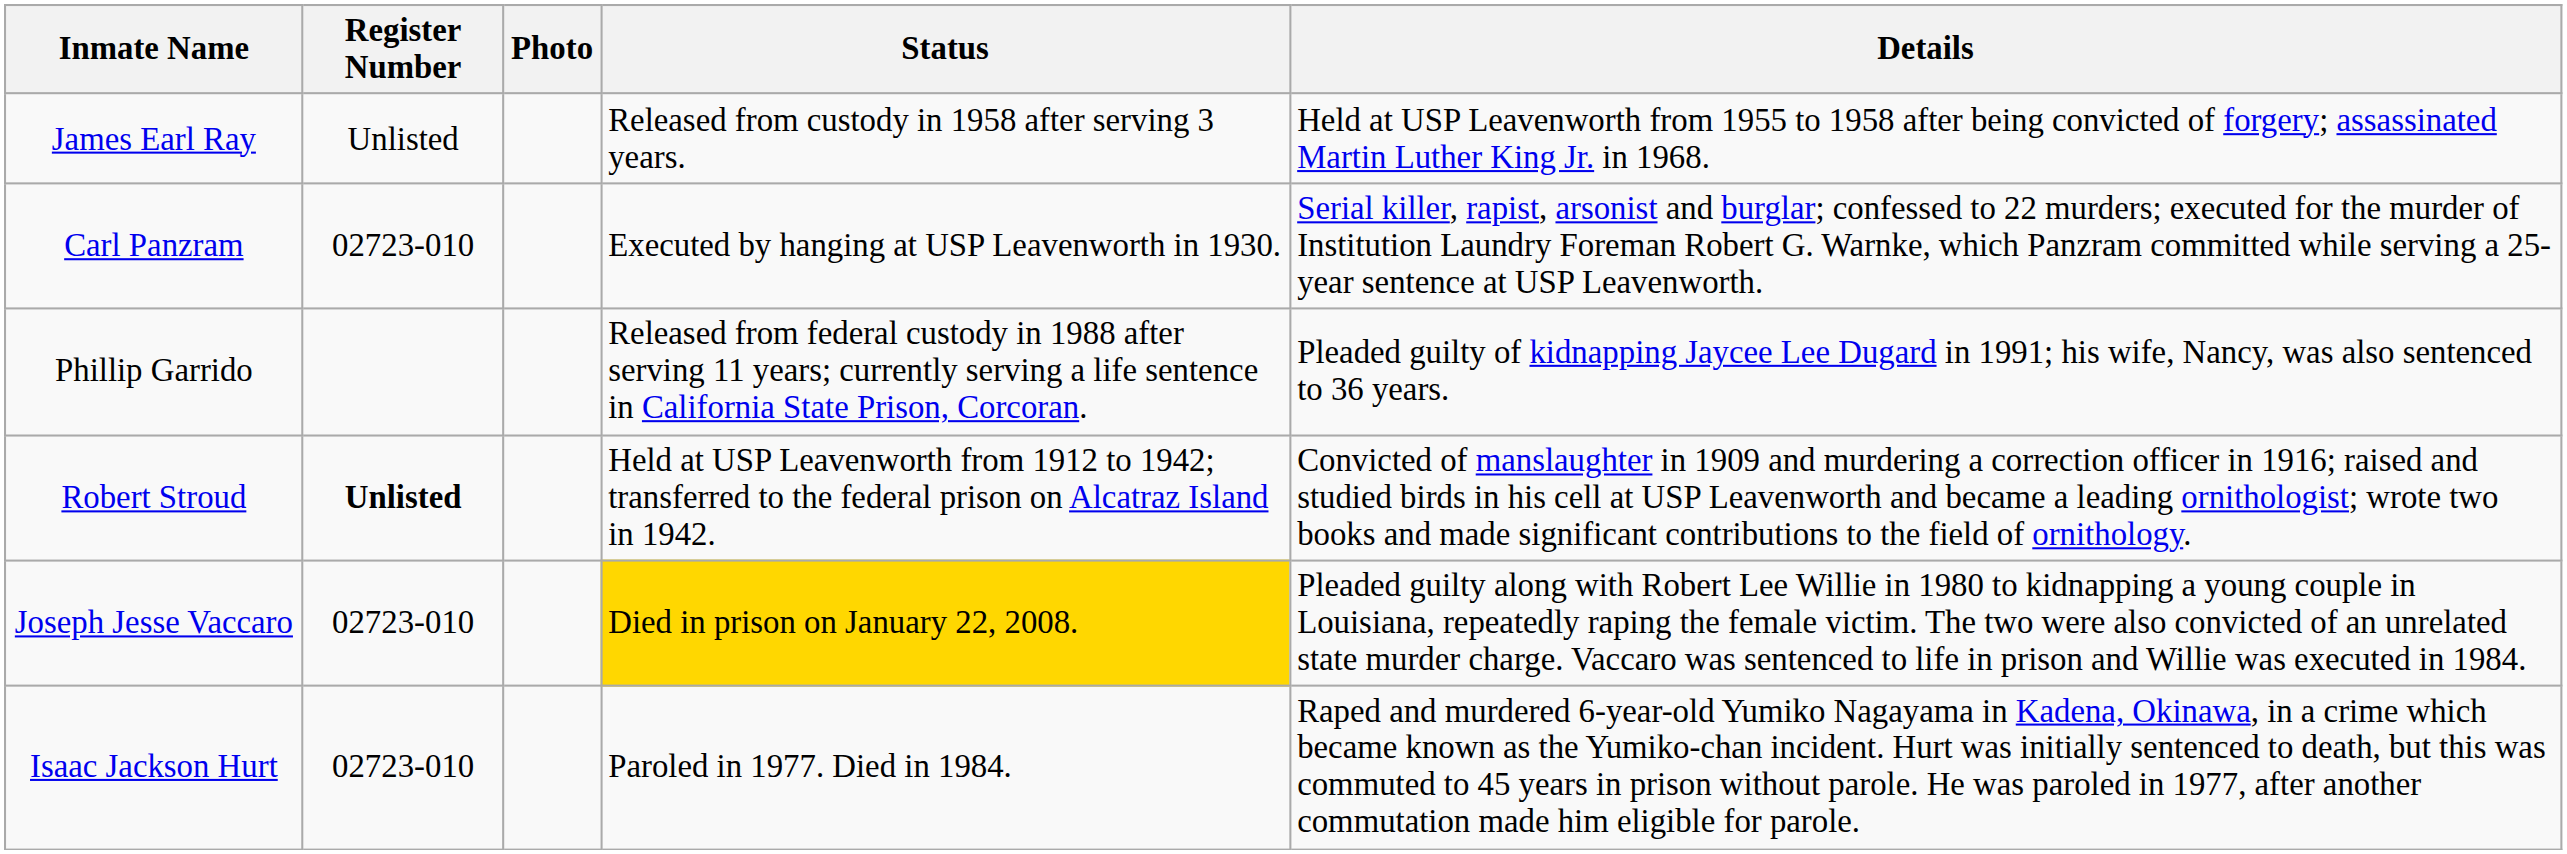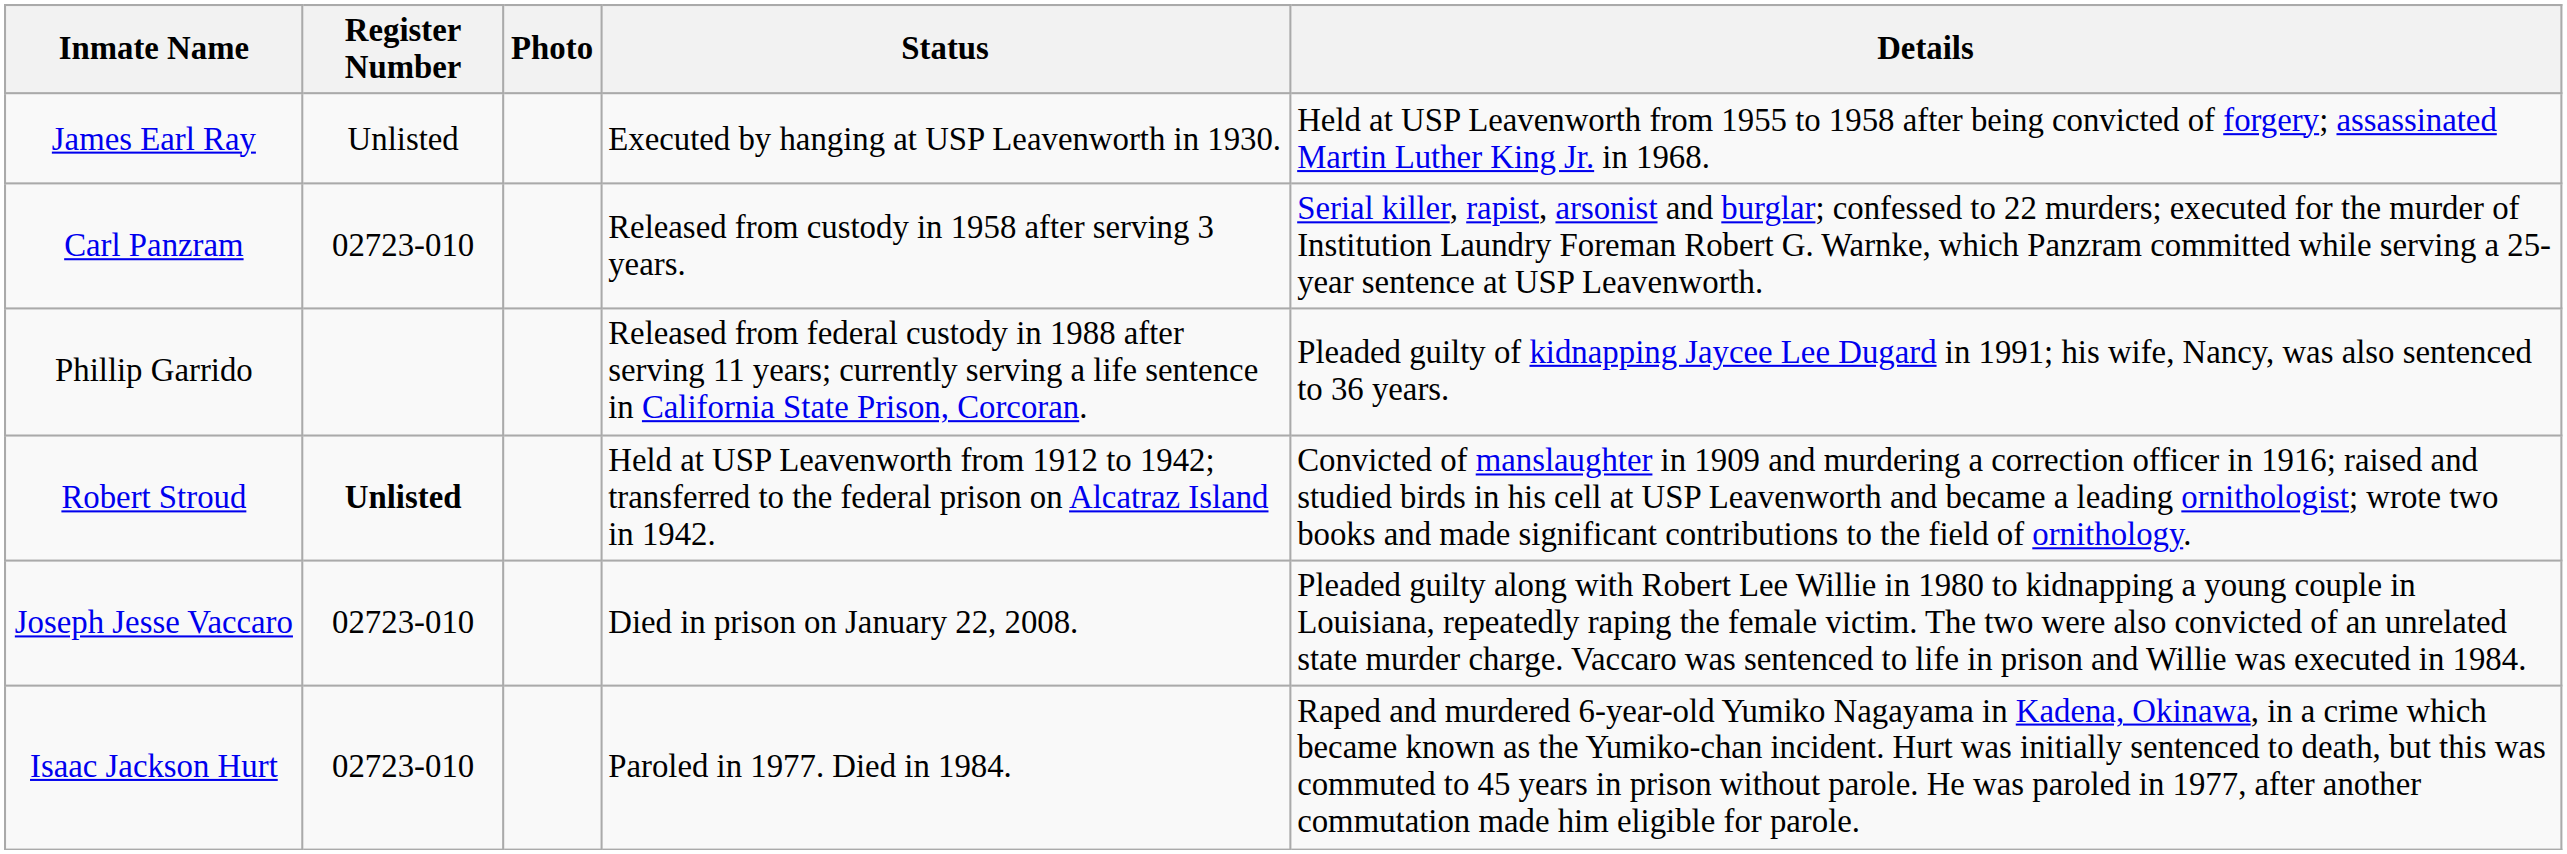(911, 137) Released from custody in 1958 after serving 3 years. -> (945, 137) Executed by hanging at USP Leavenworth in 1930.
(945, 245) Executed by hanging at USP Leavenworth in 1930. -> (911, 245) Released from custody in 1958 after serving 3 years.
(843, 622) gold background -> (843, 622) no background
